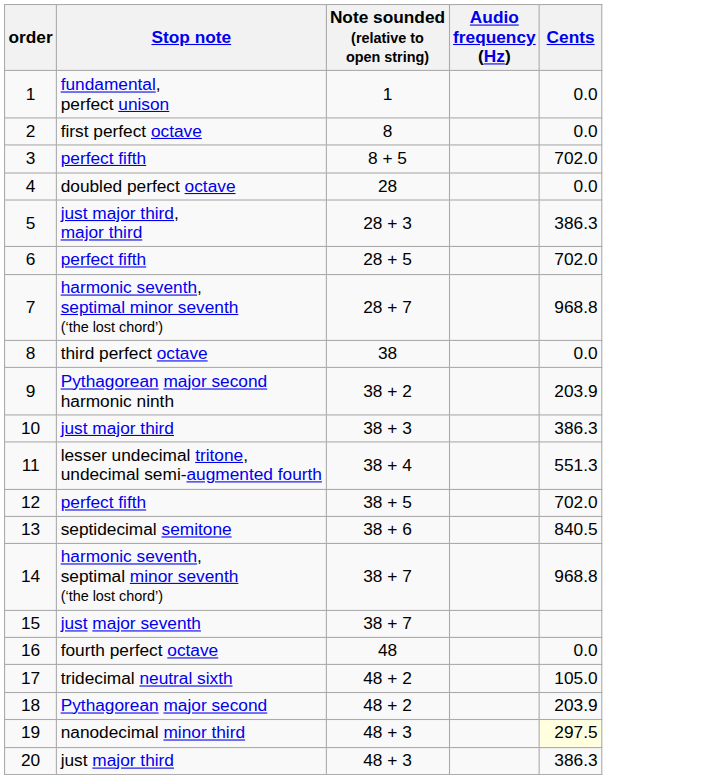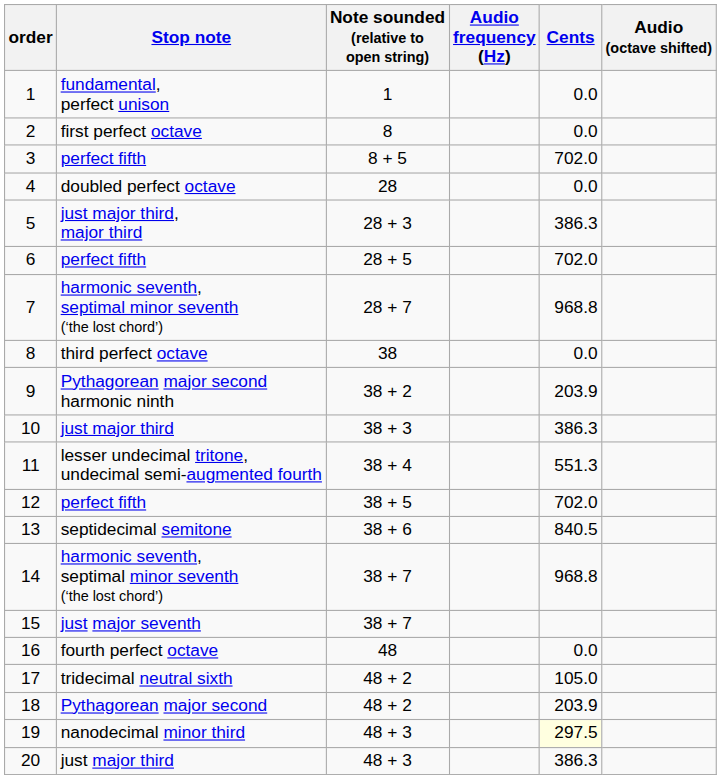+ column: (659, 37)
